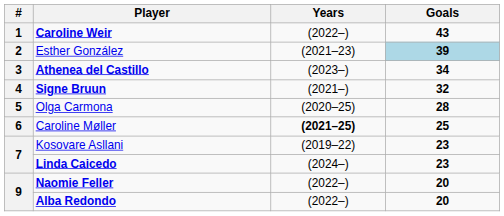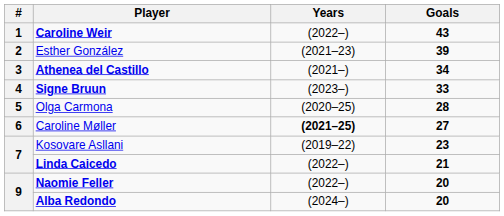(443, 51) lightblue background -> (443, 51) no background
(328, 70) (2023–) -> (328, 70) (2021–)
(328, 88) (2021–) -> (328, 88) (2023–)
(443, 88) 32 -> (443, 88) 33
(443, 126) 25 -> (443, 126) 27
(328, 164) (2024–) -> (328, 164) (2022–)
(443, 164) 23 -> (443, 164) 21
(328, 201) (2022–) -> (328, 201) (2024–)
